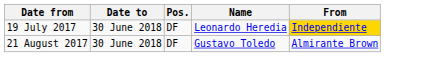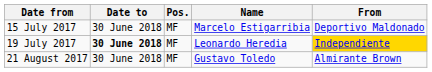+ row: (41, 28)
(127, 28) normal -> (127, 44) bold
(172, 28) DF -> (172, 44) MF
(172, 44) DF -> (172, 59) MF
